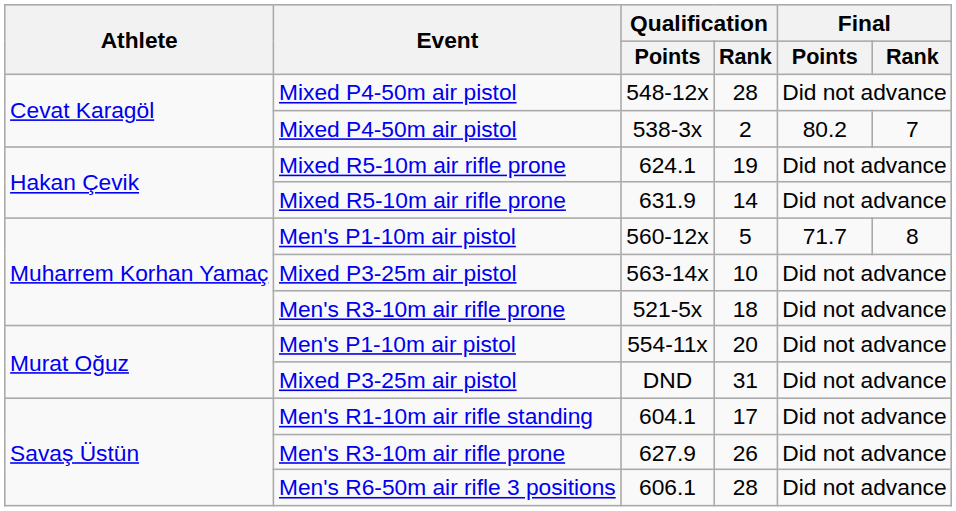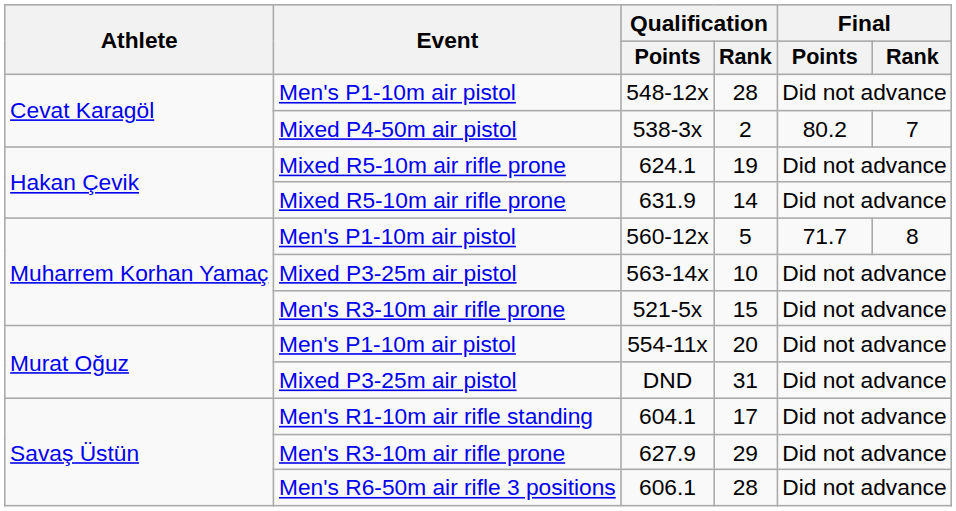(398, 93) Mixed P4-50m air pistol -> (397, 93) Men's P1-10m air pistol
(745, 309) 18 -> (745, 309) 15
(745, 452) 26 -> (745, 452) 29
